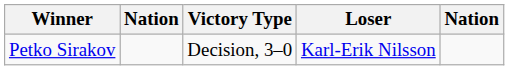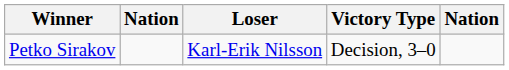columns swapped: (240, 19) <-> (368, 19)
